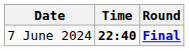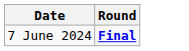- column: (117, 15)
